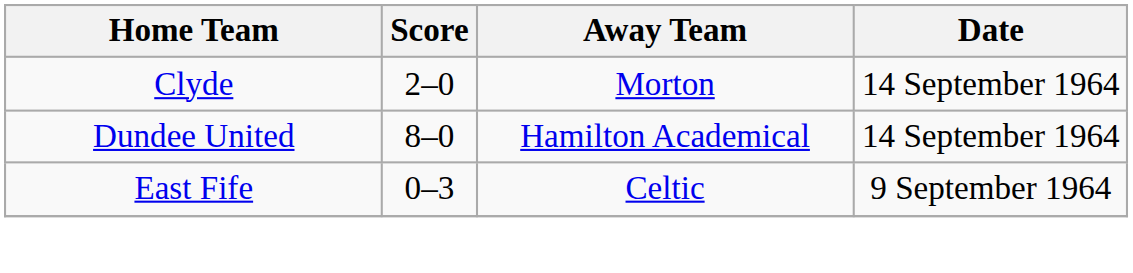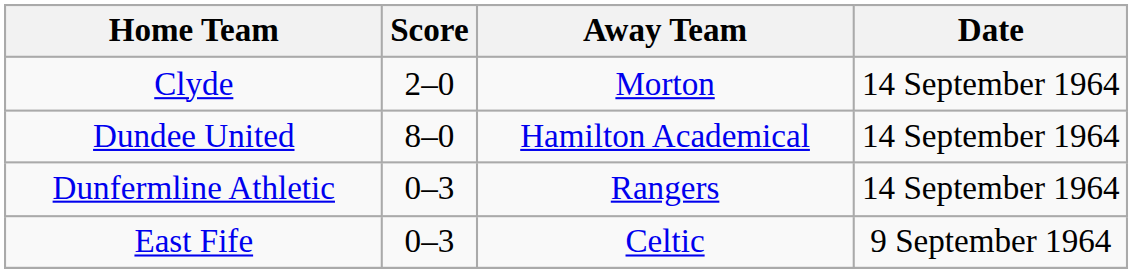+ row: (194, 188)
